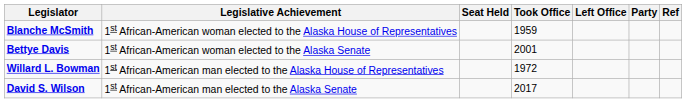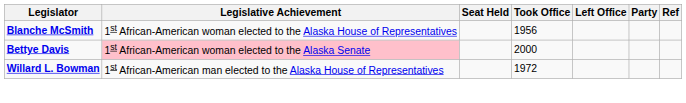(525, 30) 1959 -> (525, 30) 1956
(237, 49) no background -> (237, 49) pink background
(525, 49) 2001 -> (525, 49) 2000
- row: (46, 88)
